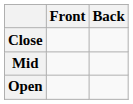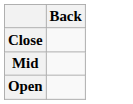- column: (68, 16)
